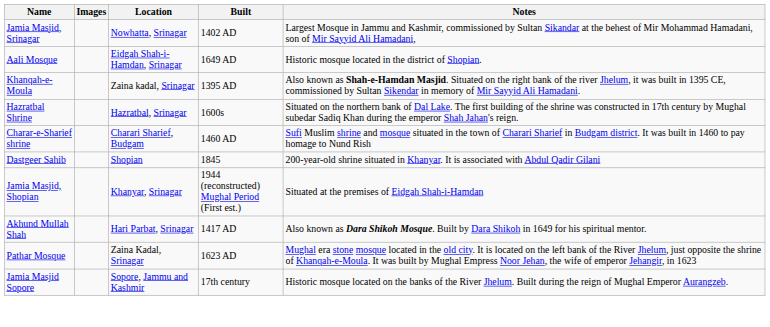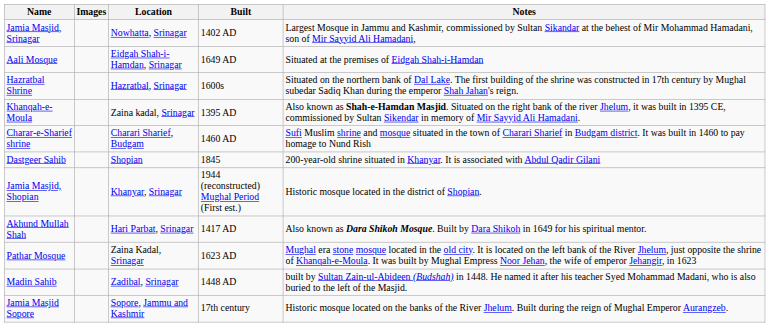(384, 59) Historic mosque located in the district of Shopian. -> (384, 59) Situated at the premises of Eidgah Shah-i-Hamdan
rows swapped: (26, 112) <-> (30, 86)
(384, 191) Situated at the premises of Eidgah Shah-i-Hamdan -> (384, 191) Historic mosque located in the district of Shopian.
+ row: (32, 282)
